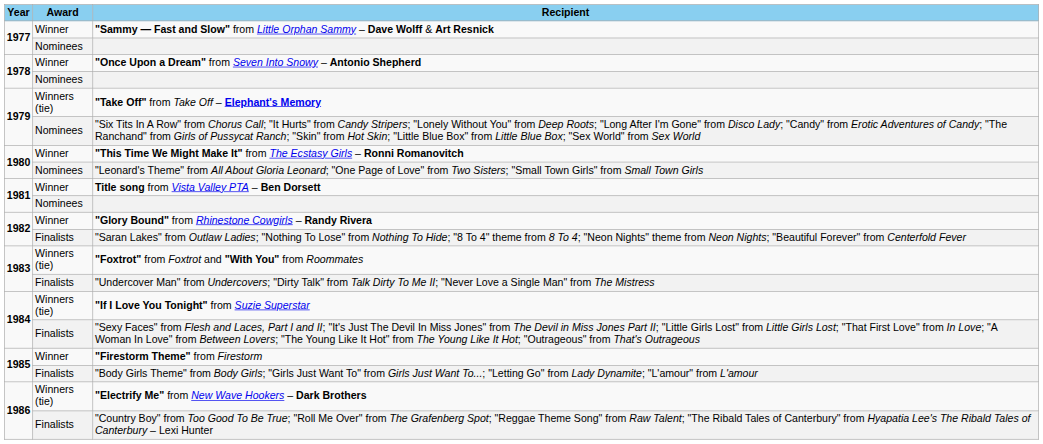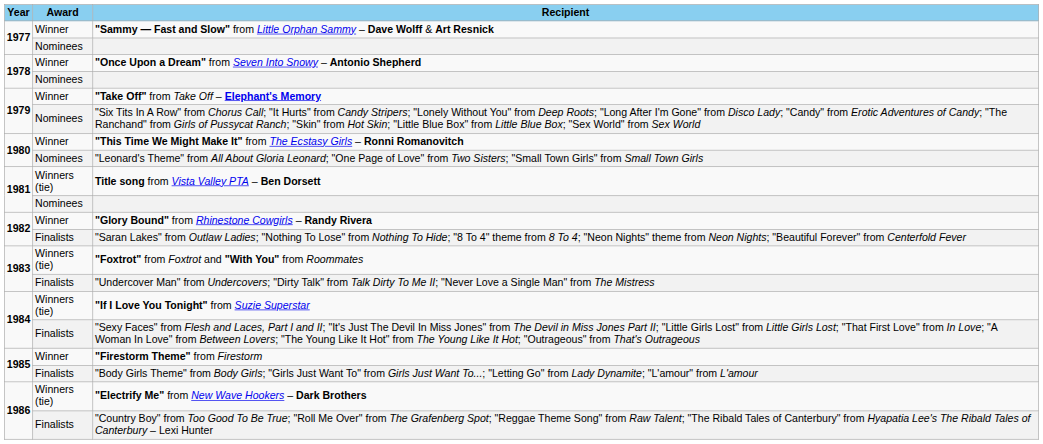(54, 102) Winners (tie) -> (52, 96) Winner
(52, 187) Winner -> (54, 181) Winners (tie)
